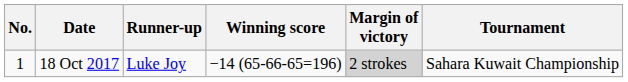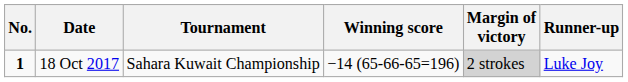columns swapped: (523, 27) <-> (164, 27)
(20, 63) normal -> (20, 63) bold
